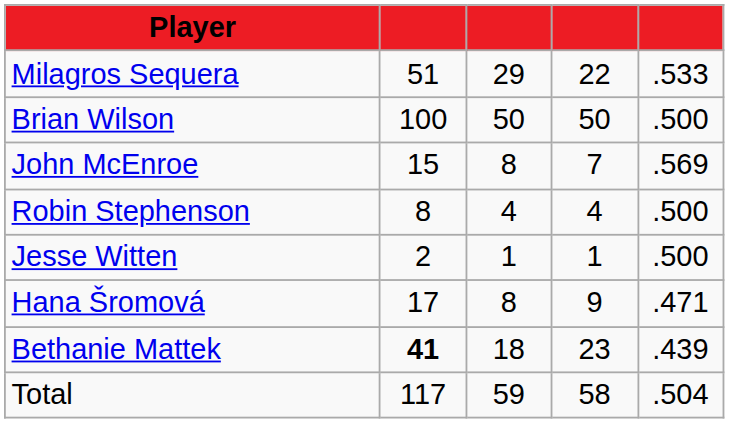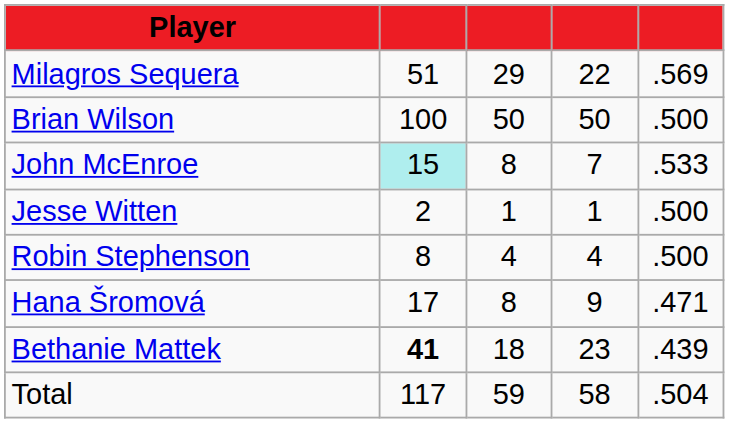(680, 73) .533 -> (680, 73) .569
(423, 165) no background -> (423, 165) paleturquoise background
(680, 165) .569 -> (680, 165) .533
rows swapped: (131, 211) <-> (94, 257)
